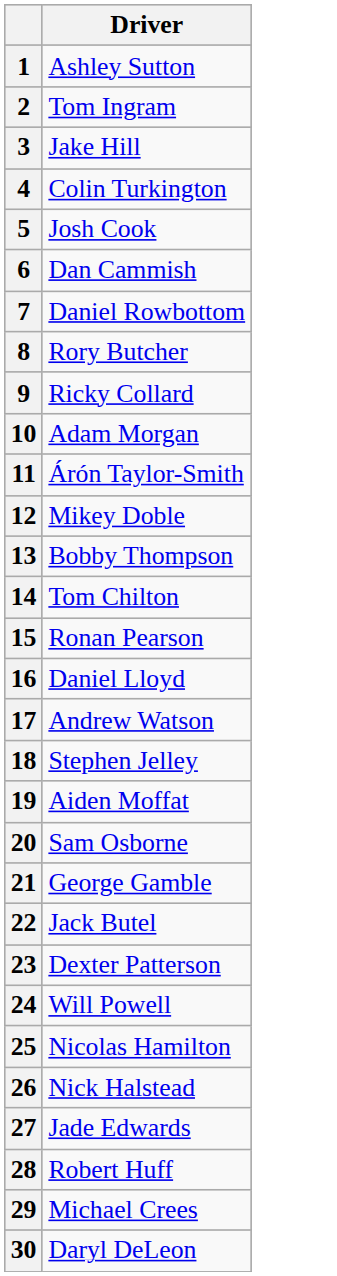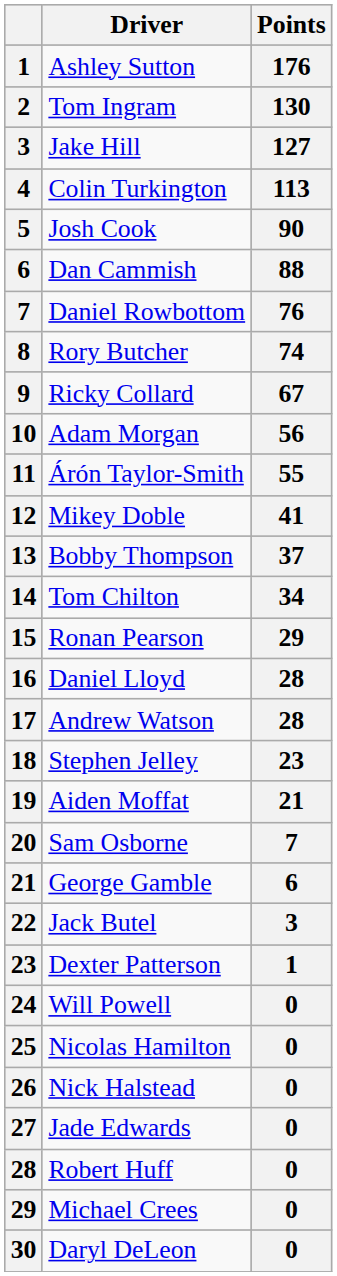+ column: (291, 24)
